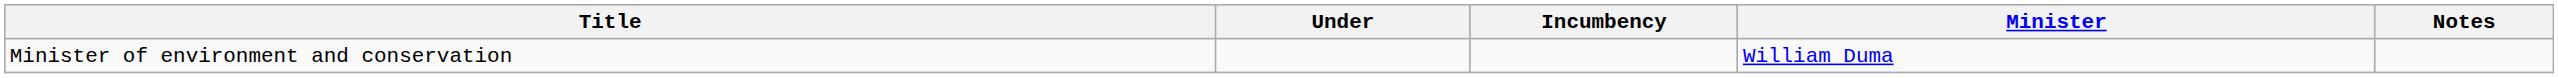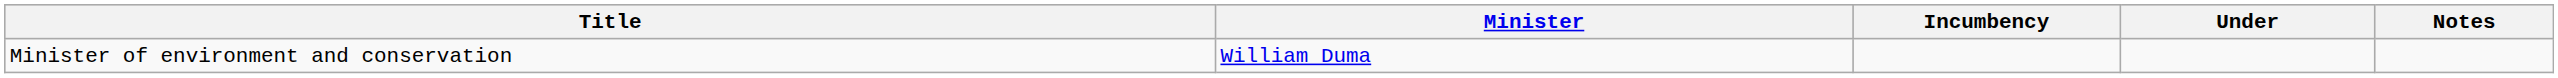columns swapped: (2056, 22) <-> (1343, 22)
